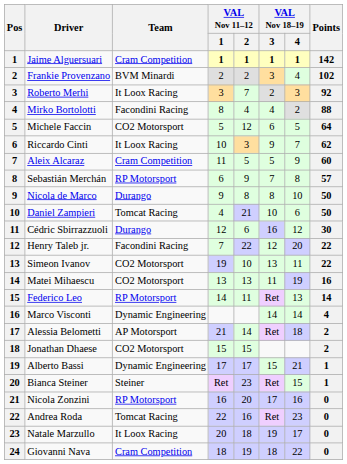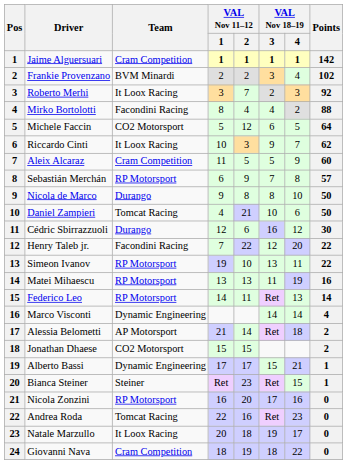(149, 263) CO2 Motorsport -> (146, 263) RP Motorsport
(149, 280) CO2 Motorsport -> (146, 280) RP Motorsport
